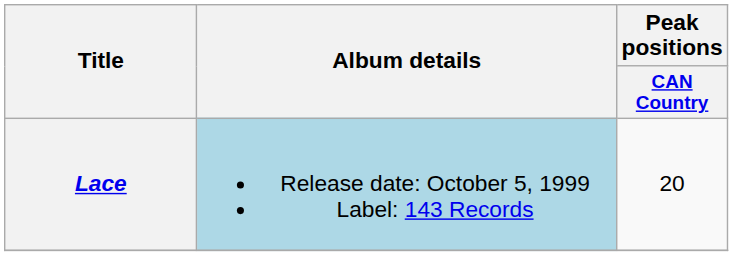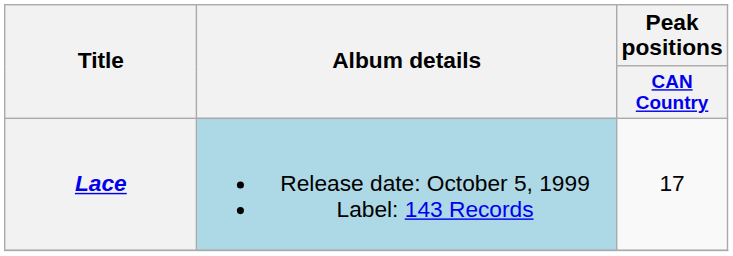(672, 183) 20 -> (672, 183) 17
